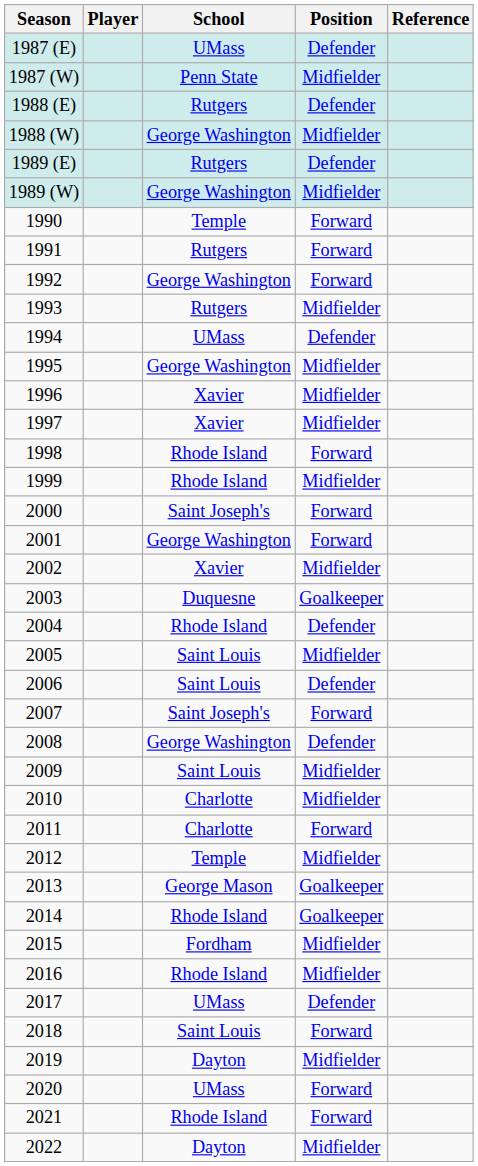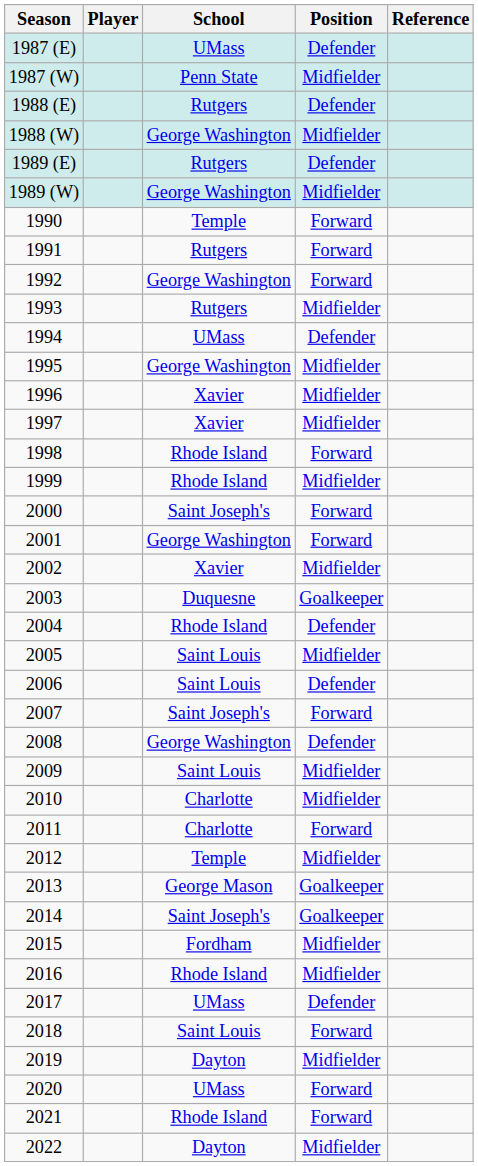(219, 915) Rhode Island -> (219, 915) Saint Joseph's
